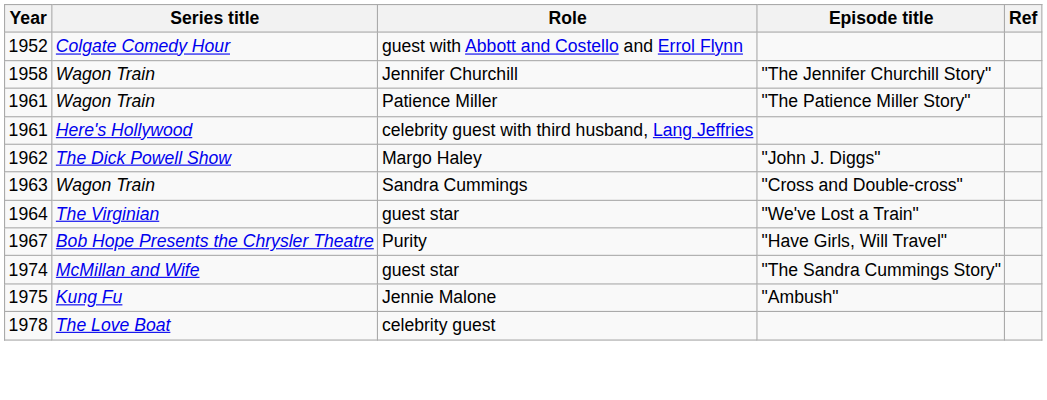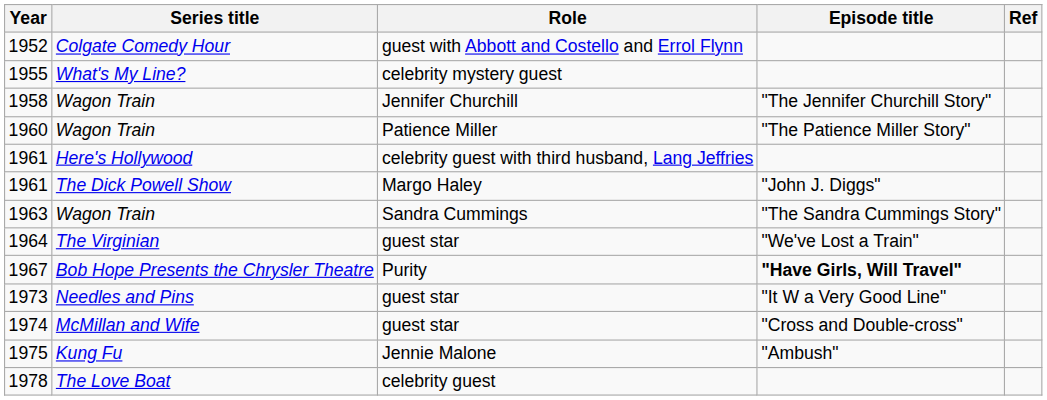+ row: (121, 74)
(28, 102) 1961 -> (28, 130) 1960
(28, 158) 1962 -> (28, 185) 1961
(862, 185) "Cross and Double-cross" -> (881, 213) "The Sandra Cummings Story"
(854, 241) normal -> (862, 269) bold
+ row: (125, 297)
(881, 269) "The Sandra Cummings Story" -> (862, 325) "Cross and Double-cross"
